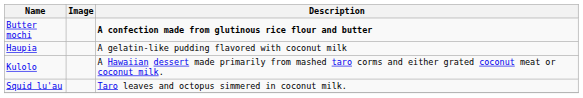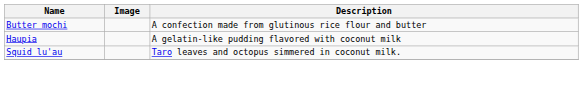(235, 30) bold -> (289, 25) normal
- row: (22, 67)
